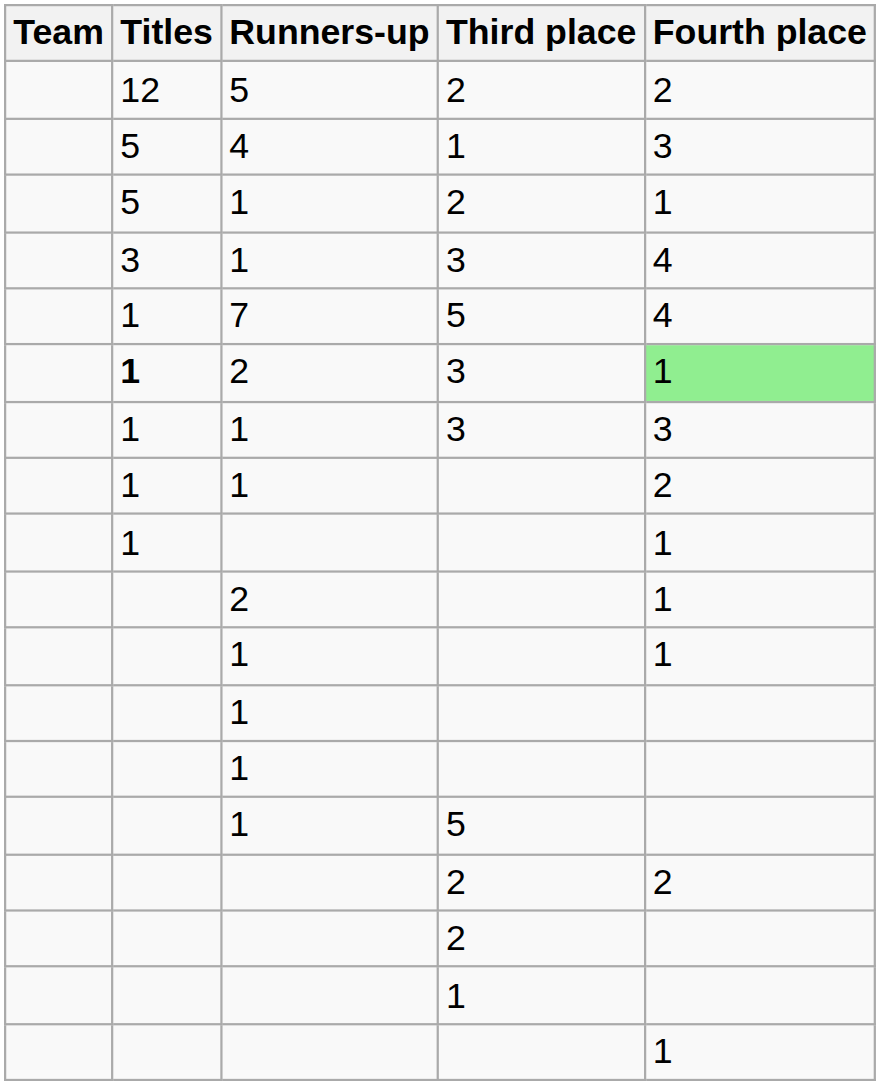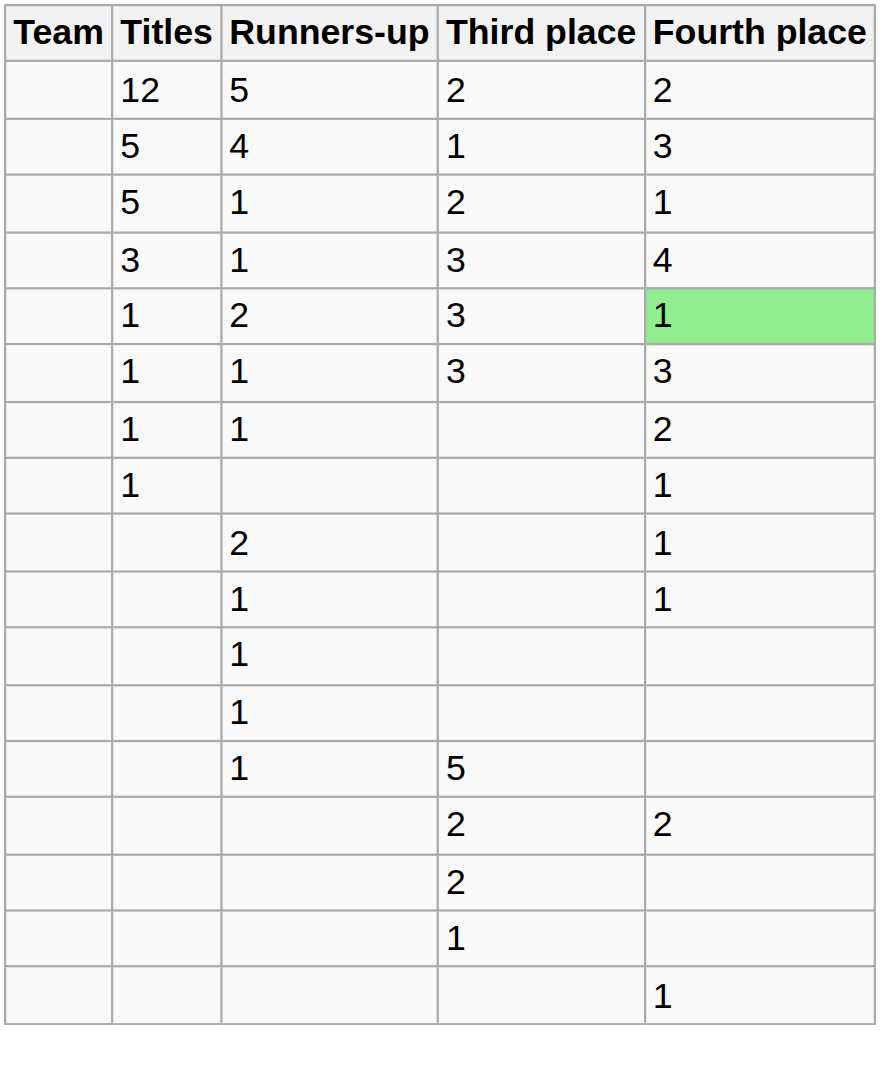- row: (239, 315)
(130, 372) bold -> (130, 315) normal
